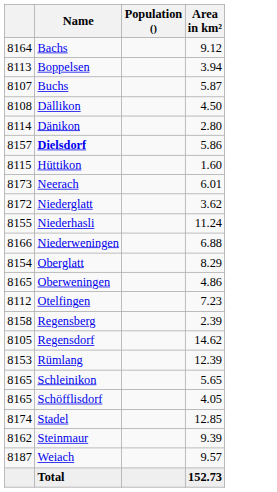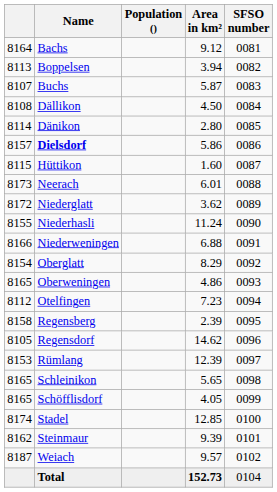+ column: (249, 21)
